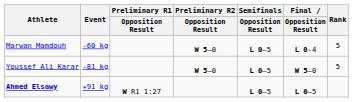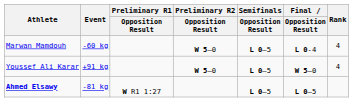(338, 45) 5 -> (338, 45) 4
(95, 66) -81 kg -> (95, 66) +91 kg
(338, 66) 5 -> (338, 66) 4
(95, 86) +91 kg -> (95, 86) -81 kg
